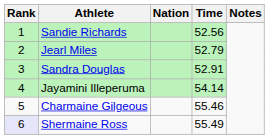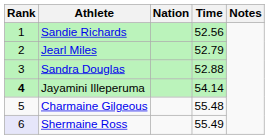(209, 69) 52.91 -> (209, 69) 52.88
(21, 87) normal -> (21, 87) bold
(209, 106) 55.46 -> (209, 106) 55.48
